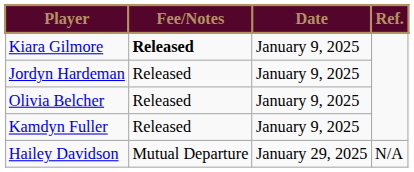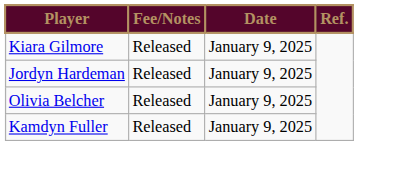(163, 47) bold -> (162, 47) normal
- row: (64, 154)
